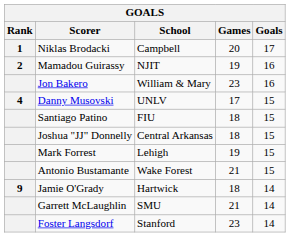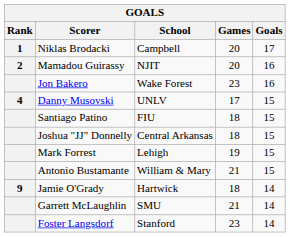(234, 65) 19 -> (234, 65) 20
(174, 83) William & Mary -> (165, 83) Wake Forest
(165, 170) Wake Forest -> (174, 170) William & Mary
